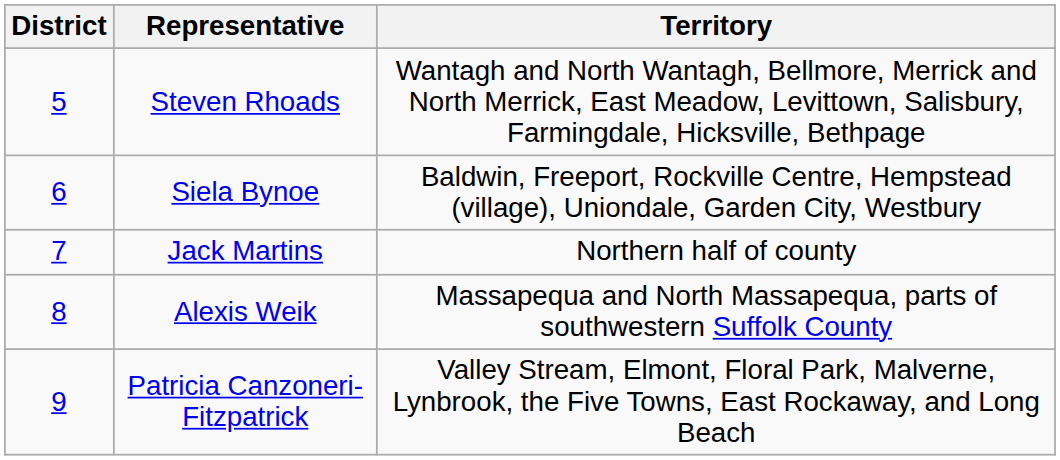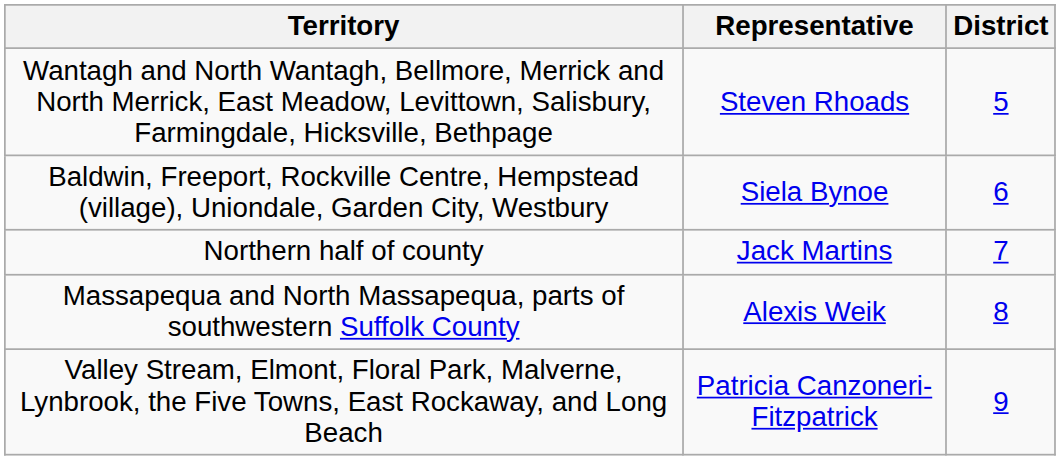columns swapped: (59, 26) <-> (716, 26)
